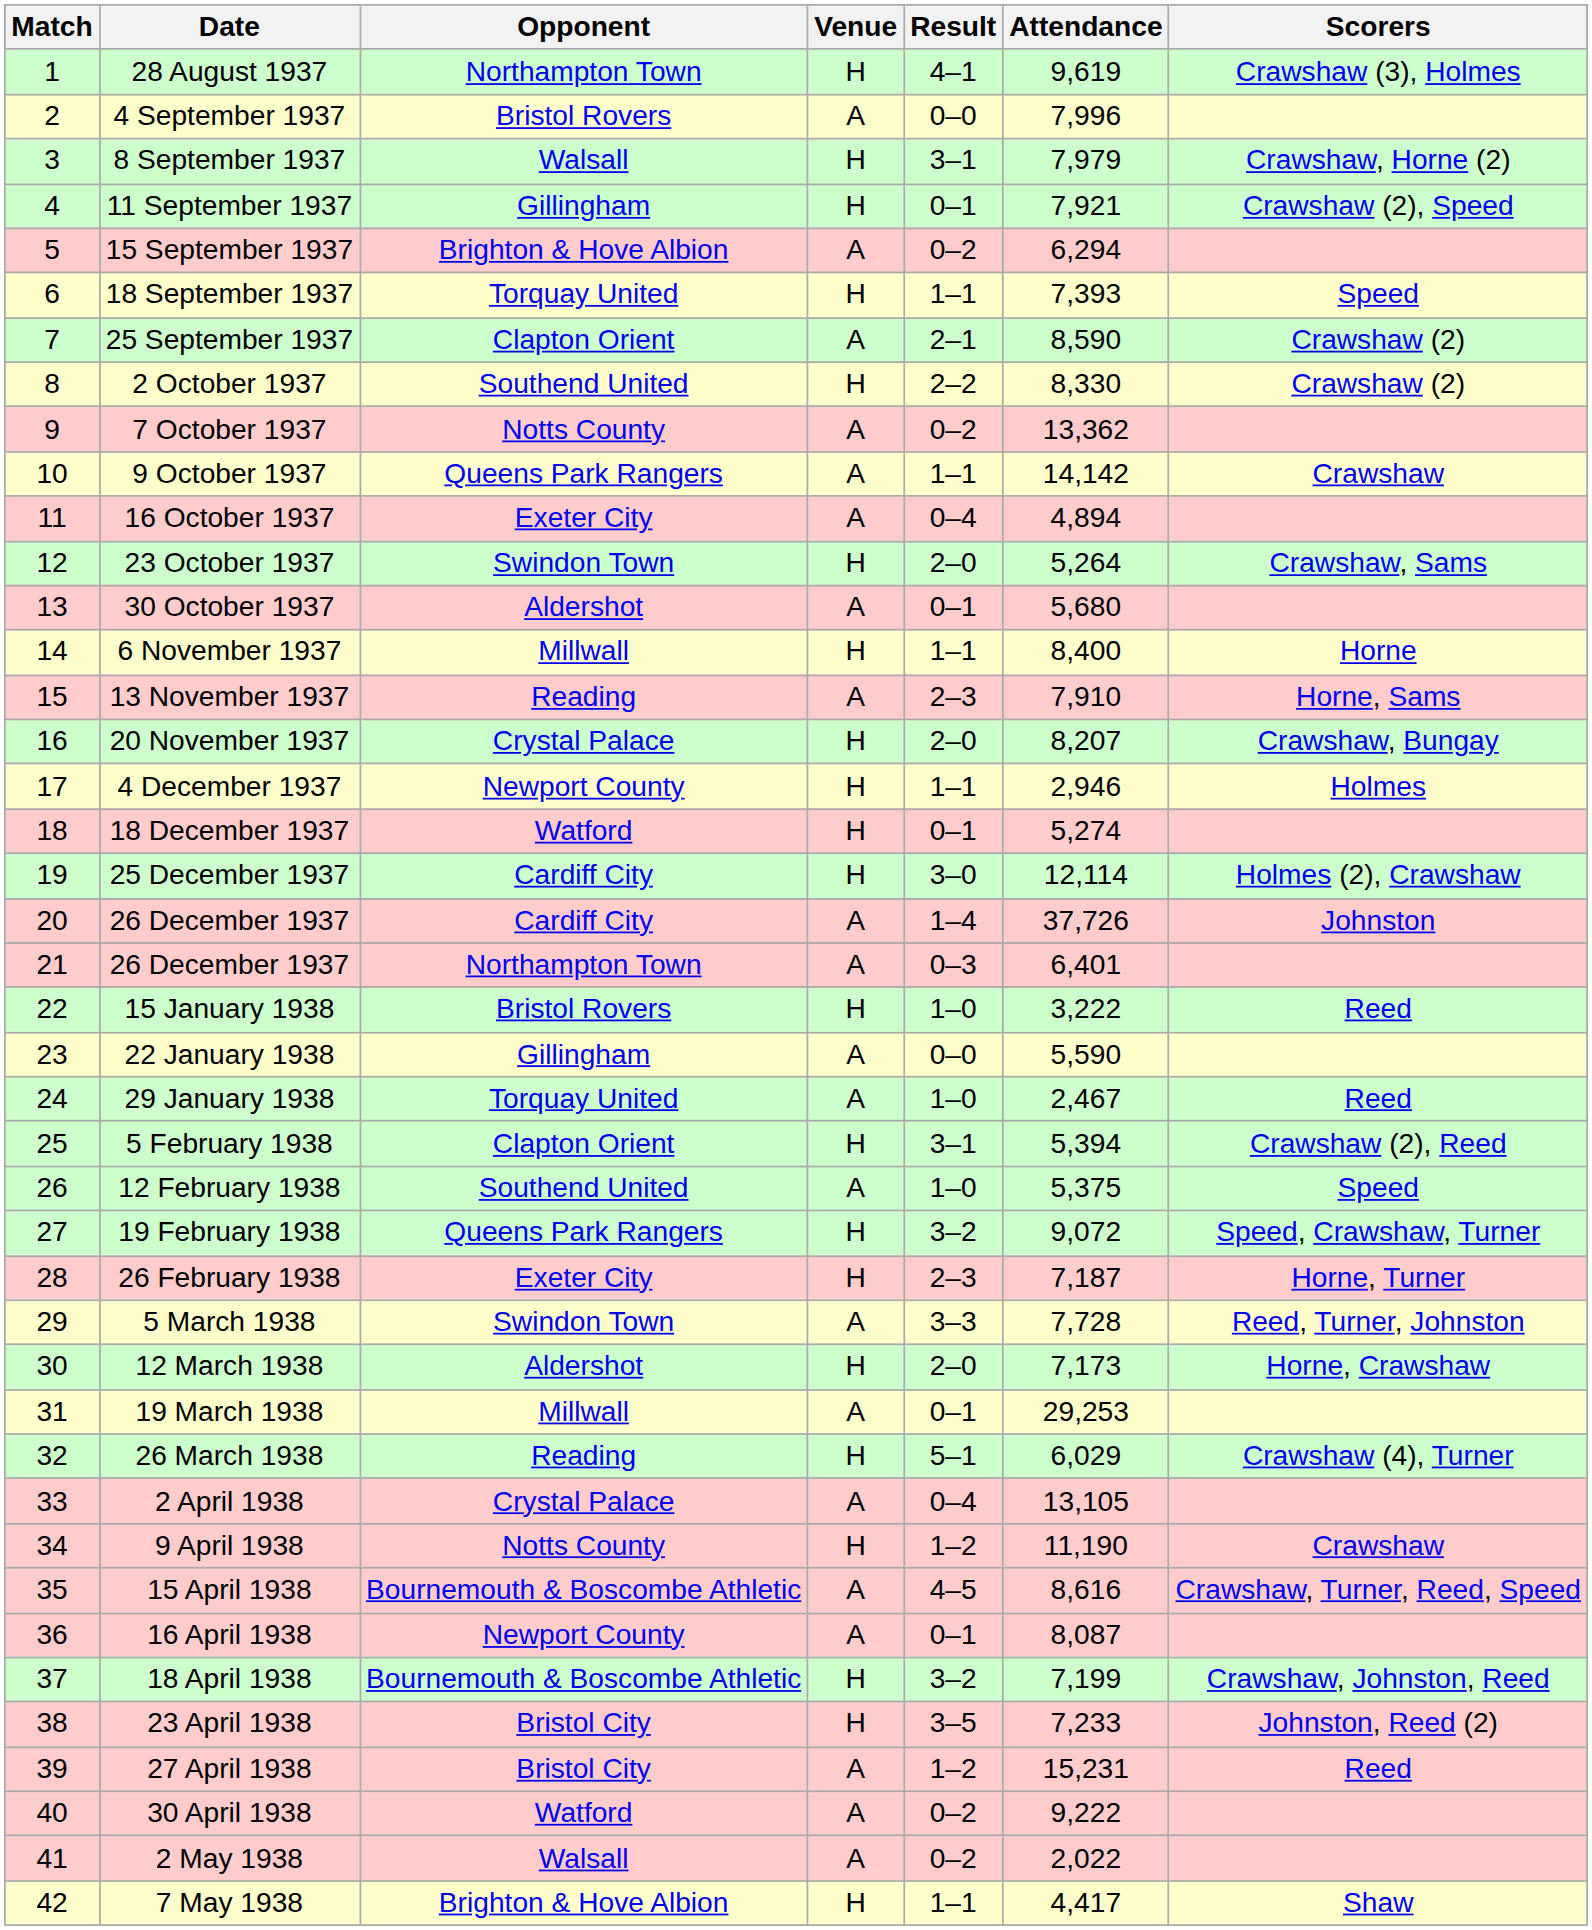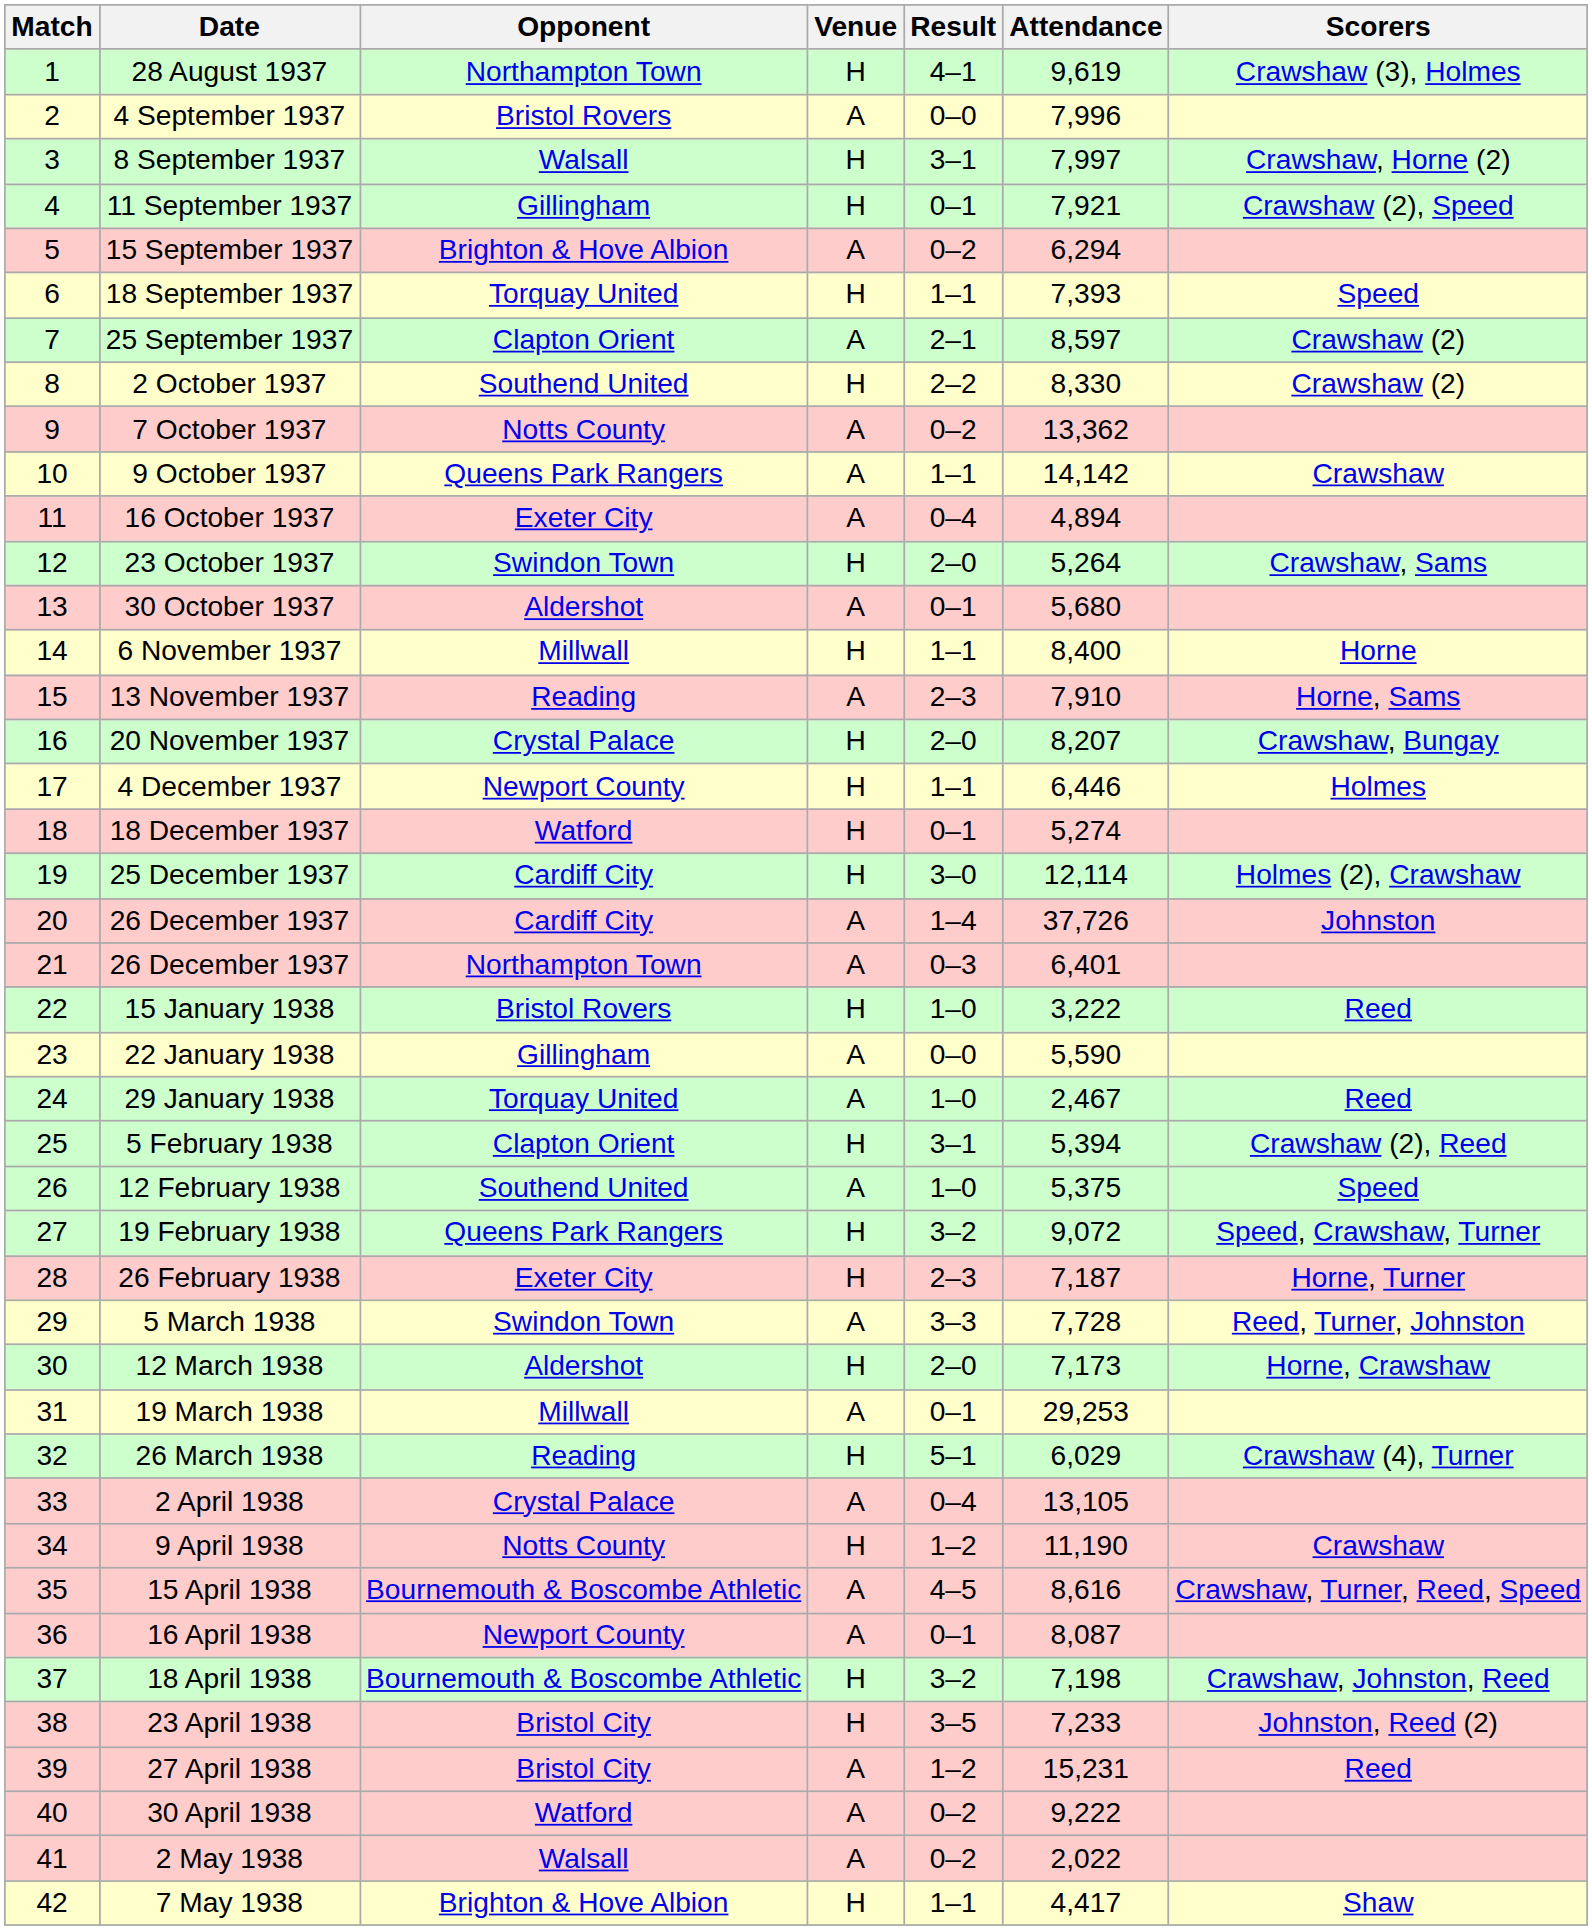(1086, 160) 7,979 -> (1086, 160) 7,997
(1086, 339) 8,590 -> (1086, 339) 8,597
(1086, 786) 2,946 -> (1086, 786) 6,446
(1086, 1679) 7,199 -> (1086, 1679) 7,198
